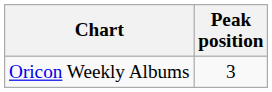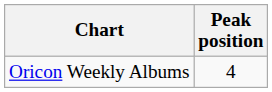(231, 71) 3 -> (231, 71) 4
